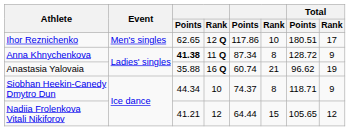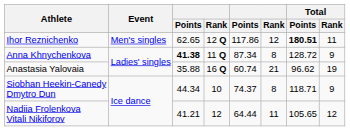(274, 40) 10 -> (274, 40) 12
(303, 40) normal -> (303, 40) bold
(332, 40) 17 -> (332, 40) 11
(274, 114) 15 -> (274, 114) 11
